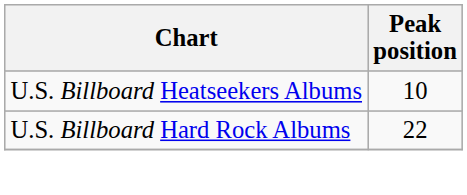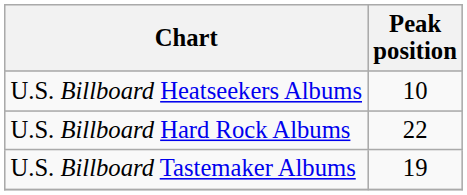+ row: (183, 168)
